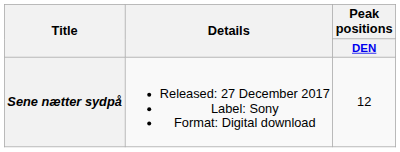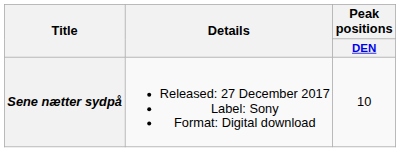(364, 101) 12 -> (364, 101) 10
